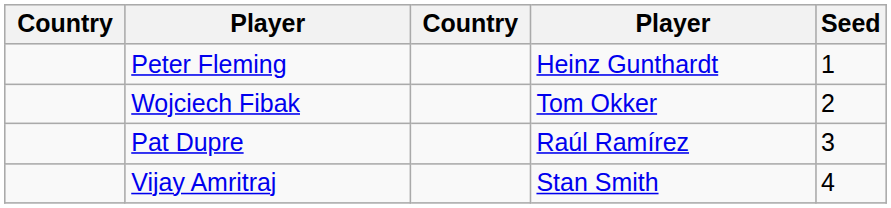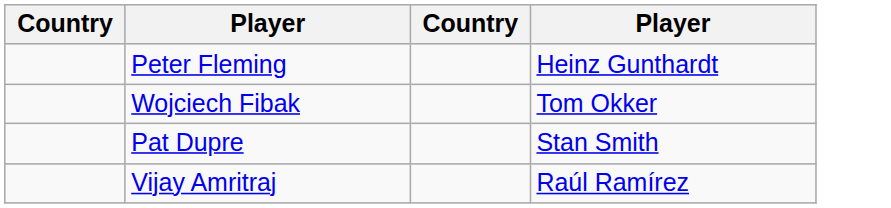- column: (851, 24)
(613, 143) Raúl Ramírez -> (597, 143) Stan Smith
(597, 182) Stan Smith -> (613, 182) Raúl Ramírez
